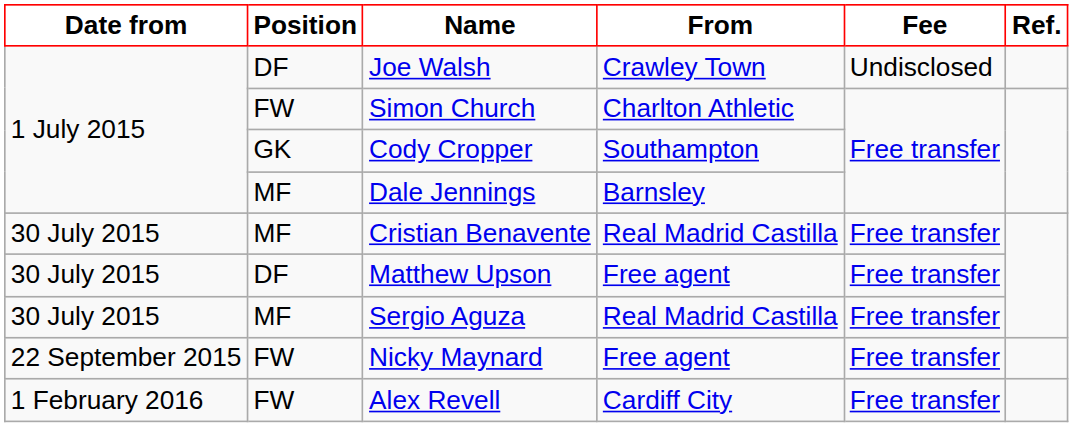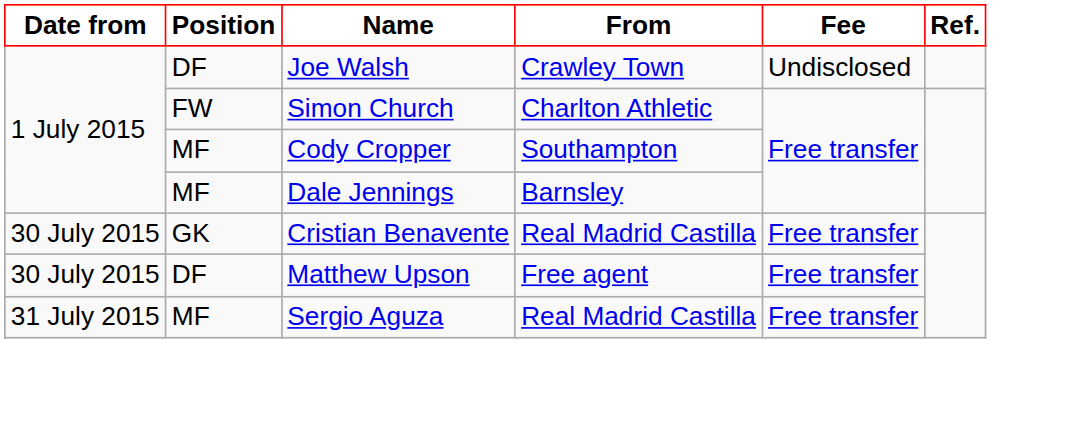(272, 150) GK -> (191, 150) MF
(272, 233) MF -> (191, 233) GK
(85, 316) 30 July 2015 -> (85, 316) 31 July 2015
- row: (456, 358)
- row: (435, 399)
